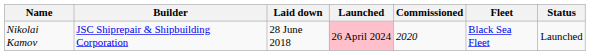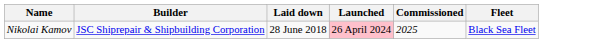- column: (562, 13)
(407, 36) 2020 -> (407, 30) 2025
